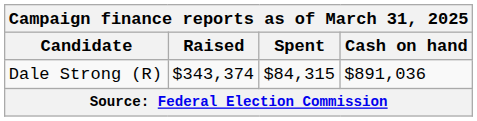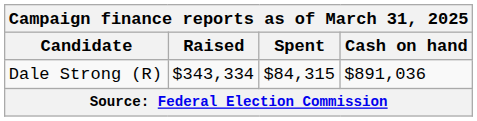(213, 74) $343,374 -> (213, 74) $343,334
